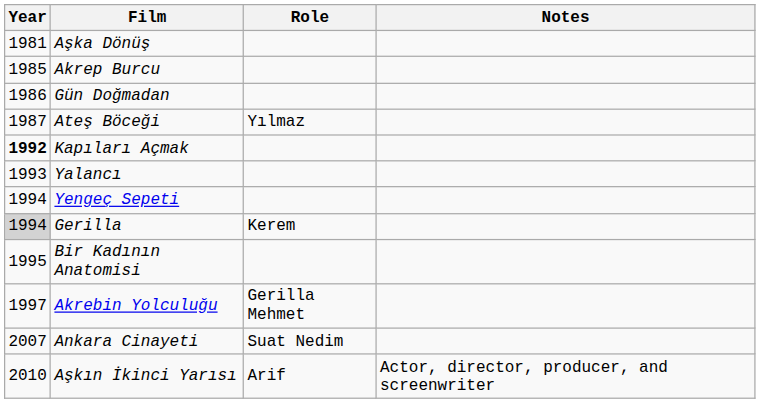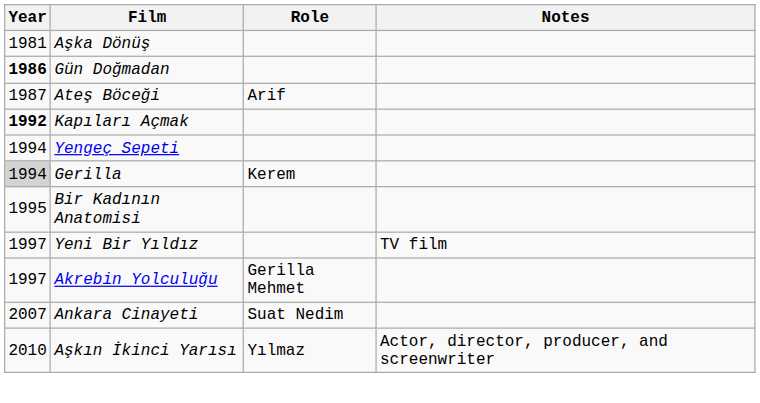- row: (107, 70)
(28, 96) normal -> (28, 70) bold
(276, 122) Yılmaz -> (267, 96) Arif
- row: (88, 174)
+ row: (126, 245)
(267, 376) Arif -> (276, 350) Yılmaz
